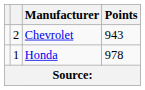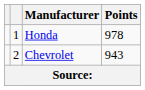rows swapped: (41, 55) <-> (49, 35)
